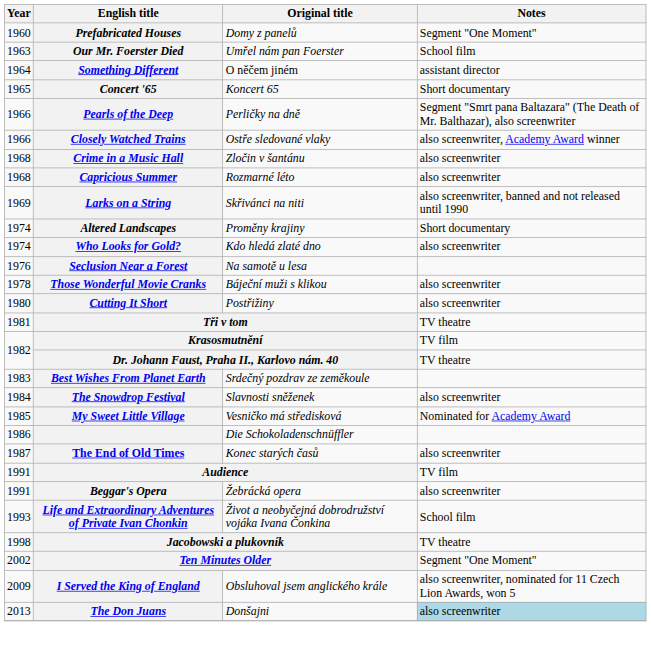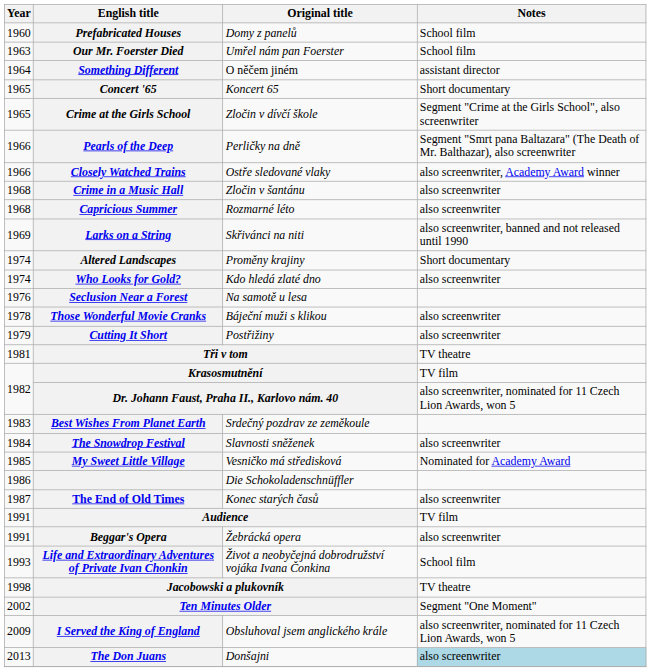(478, 32) Segment "One Moment" -> (448, 32) School film
+ row: (128, 114)
(19, 303) 1980 -> (19, 335) 1979
(445, 359) TV theatre -> (520, 398) also screenwriter, nominated for 11 Czech Lion Awards, won 5
